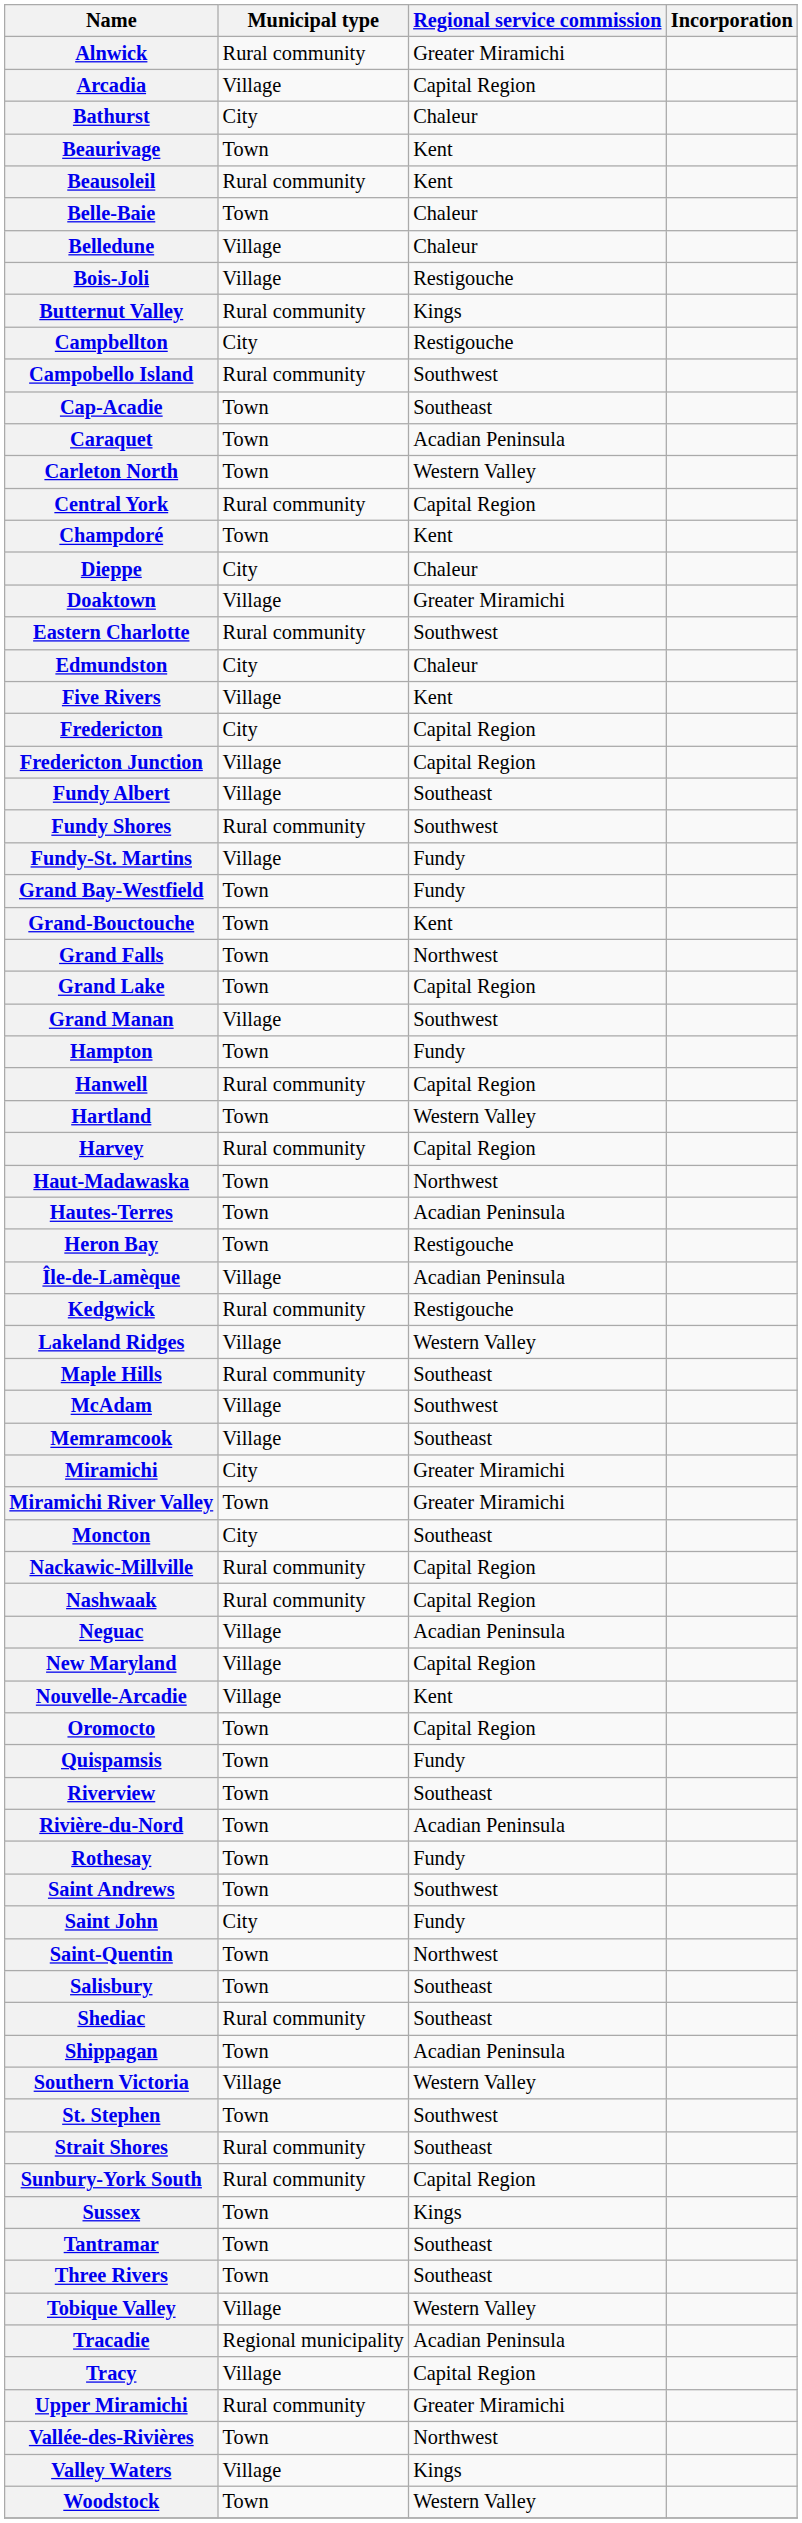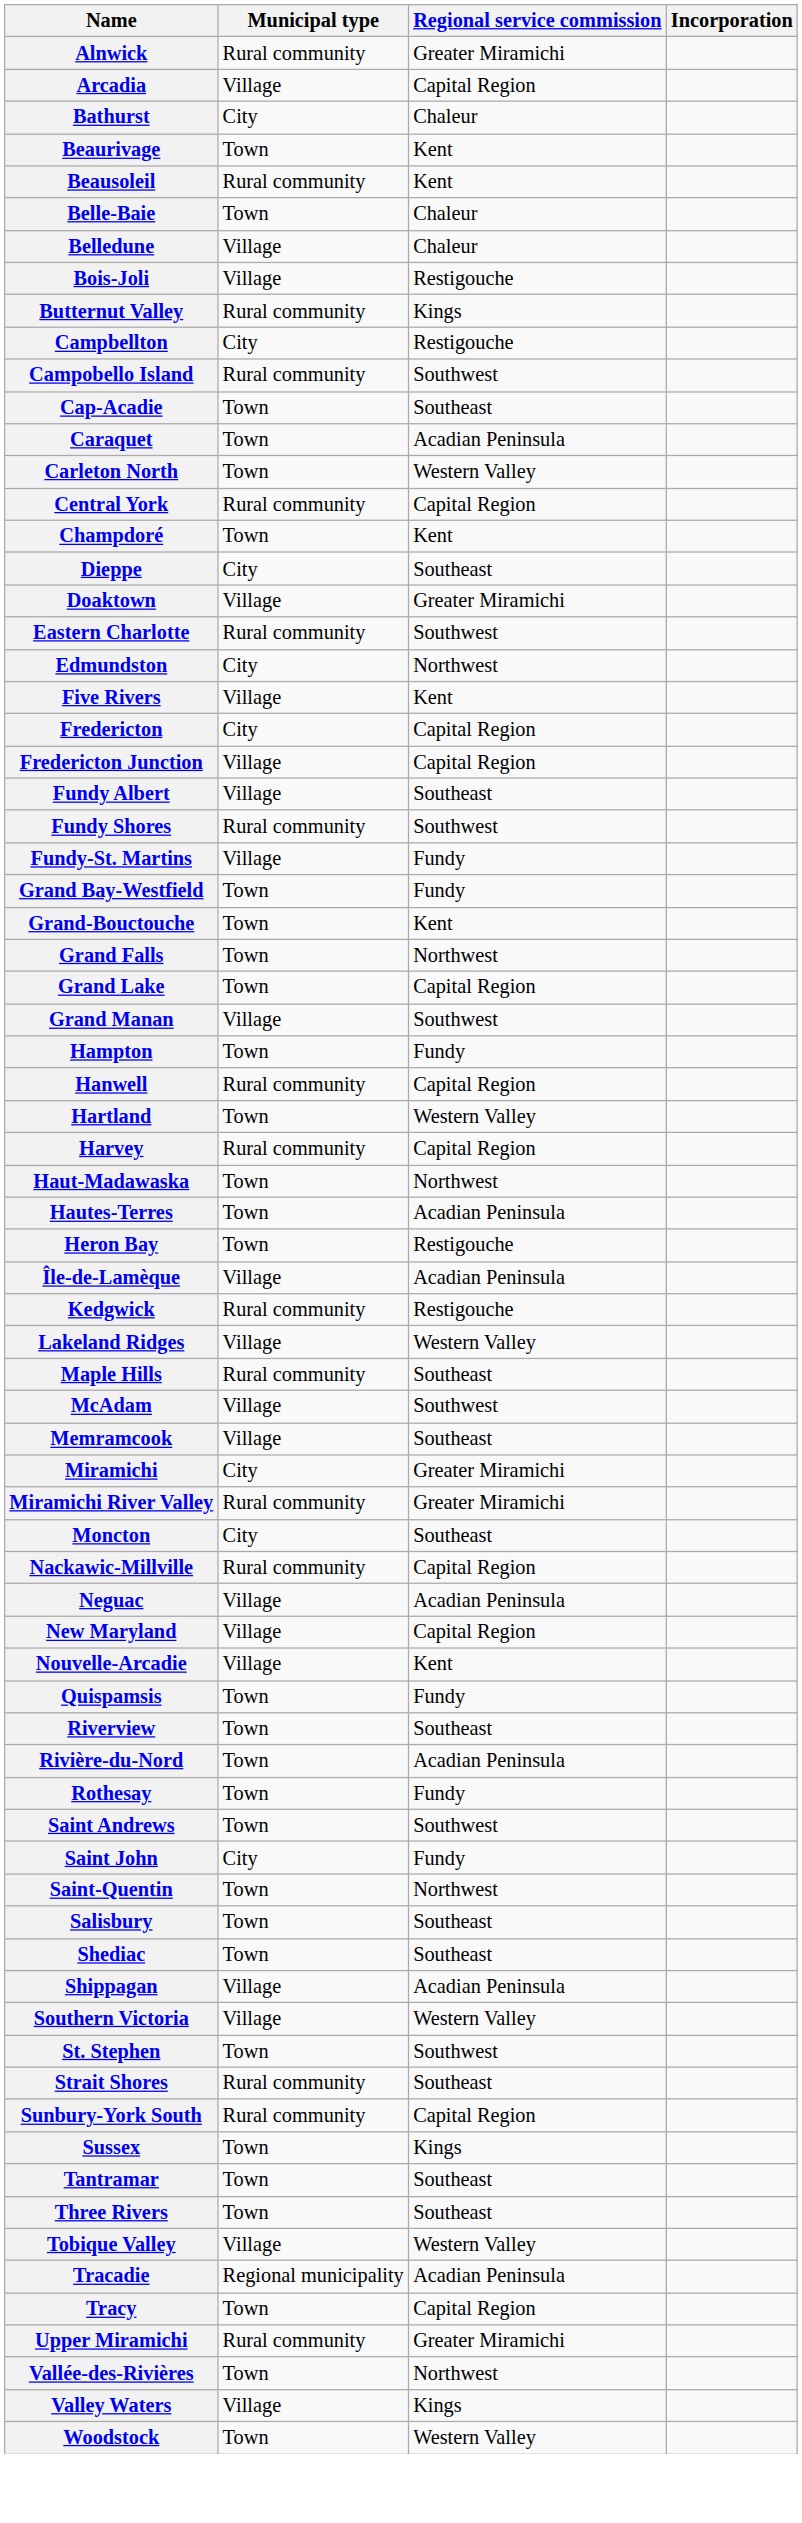(445, 568) Chaleur -> (453, 568) Southeast
(445, 665) Chaleur -> (455, 665) Northwest
(246, 1503) Town -> (294, 1503) Rural community
- row: (111, 1599)
- row: (111, 1728)
(294, 2018) Rural community -> (246, 1954) Town
(246, 2050) Town -> (252, 1986) Village
(252, 2373) Village -> (246, 2308) Town
